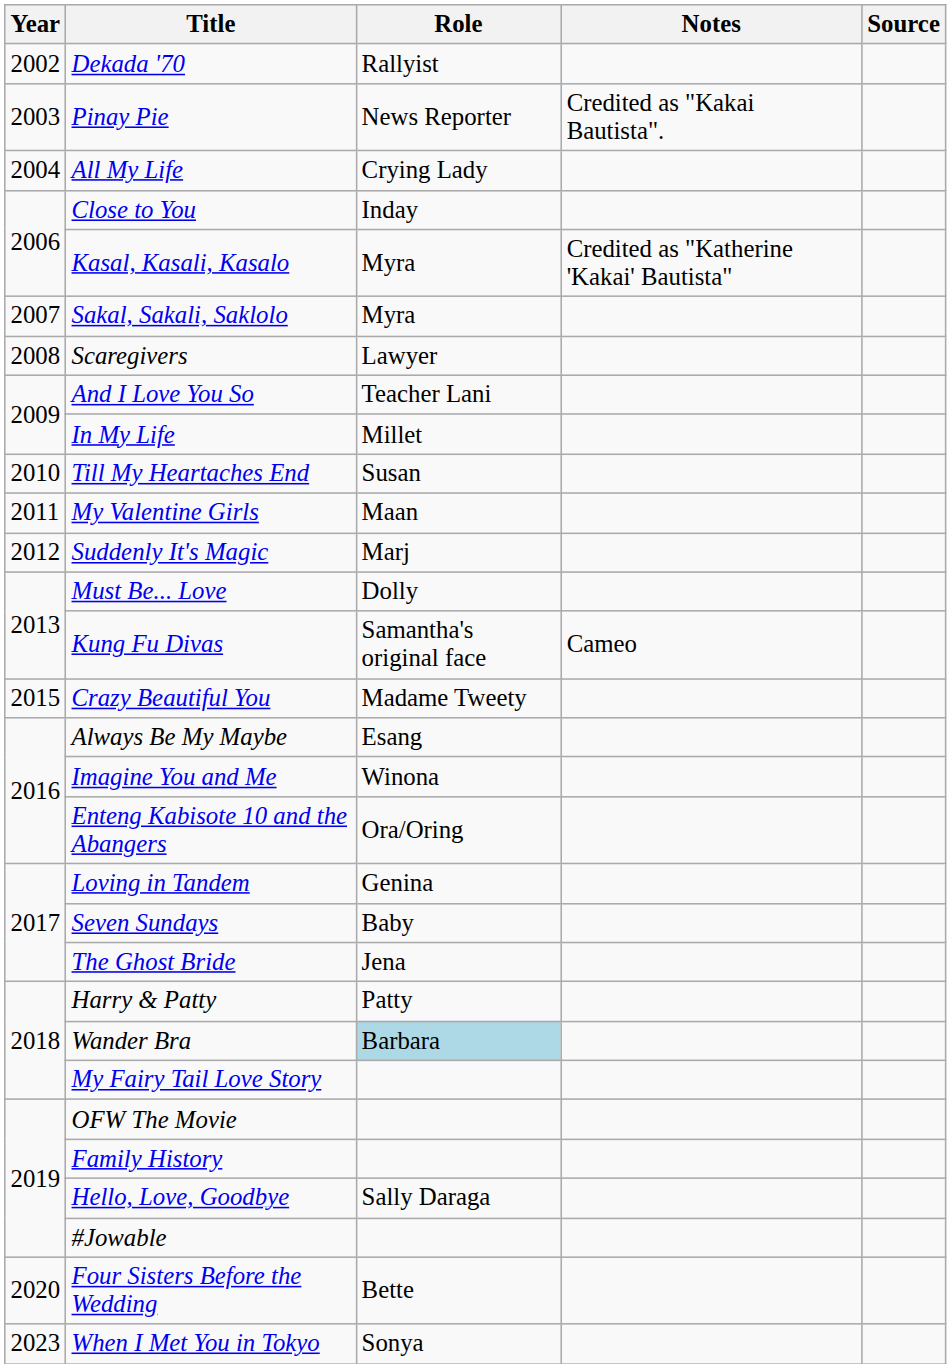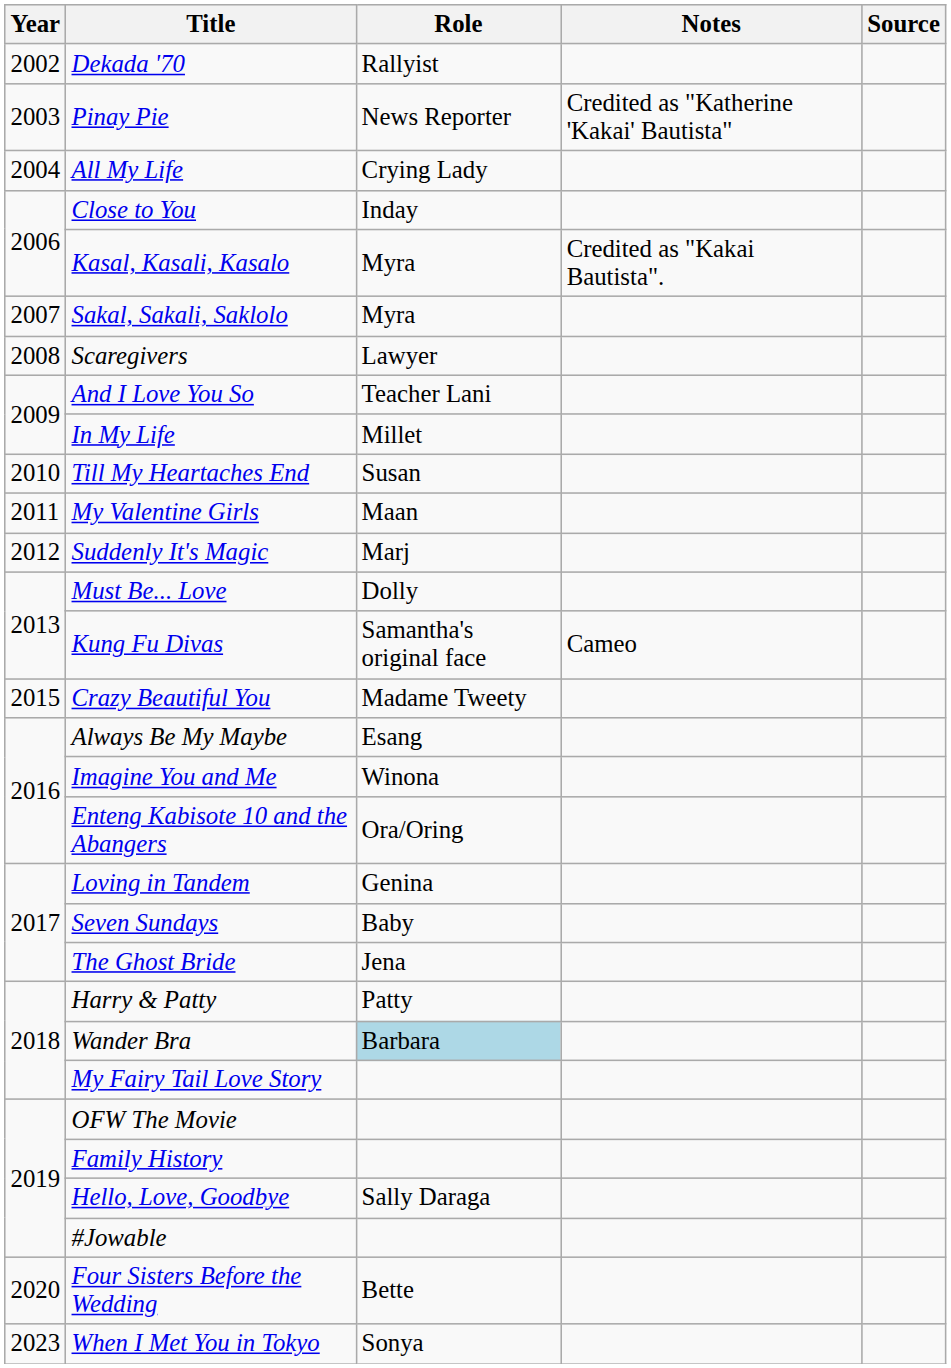(661, 116) Credited as "Kakai Bautista". -> (680, 116) Credited as "Katherine 'Kakai' Bautista"
(680, 262) Credited as "Katherine 'Kakai' Bautista" -> (661, 262) Credited as "Kakai Bautista".
